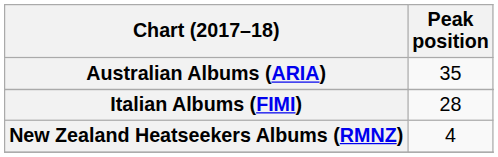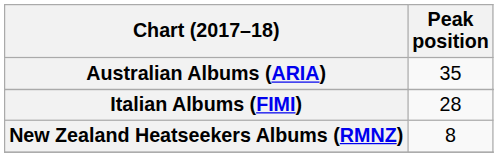(451, 135) 4 -> (451, 135) 8
